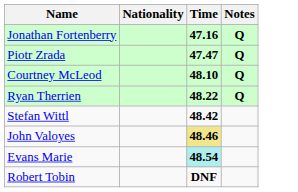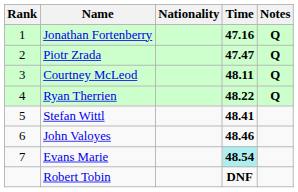+ column: (22, 14)
(204, 75) 48.10 -> (240, 75) 48.11
(204, 116) 48.42 -> (240, 116) 48.41
(204, 136) khaki background -> (240, 136) no background
